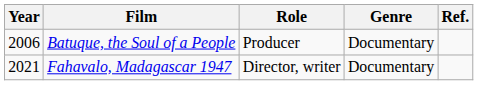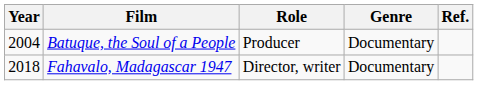(24, 42) 2006 -> (24, 42) 2004
(24, 67) 2021 -> (24, 67) 2018
